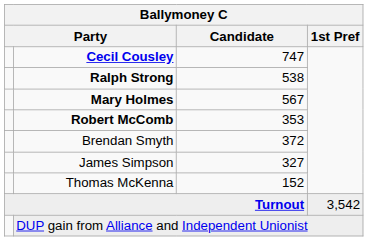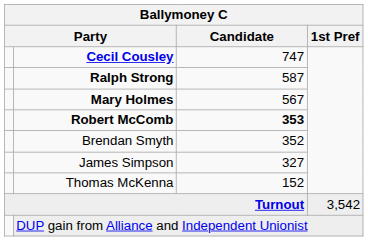(293, 78) 538 -> (293, 78) 587
(293, 120) normal -> (293, 120) bold
(293, 141) 372 -> (293, 141) 352
